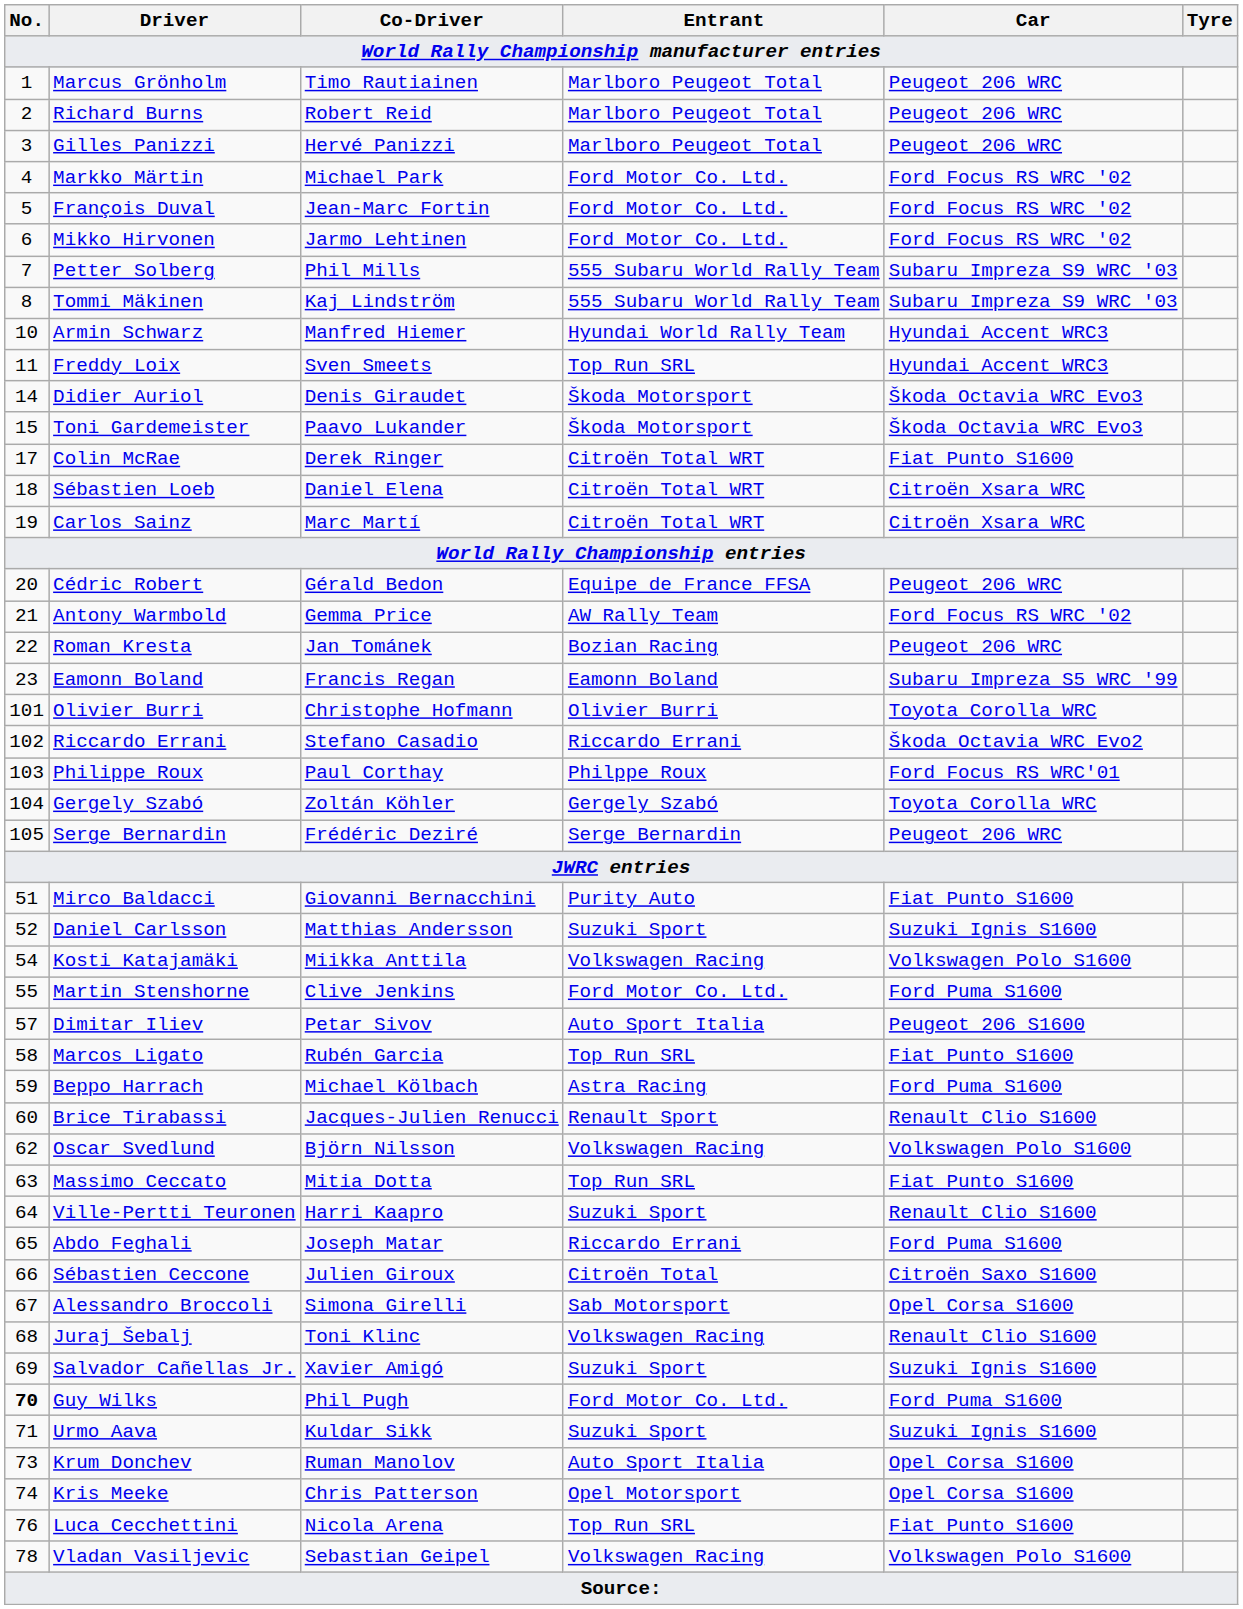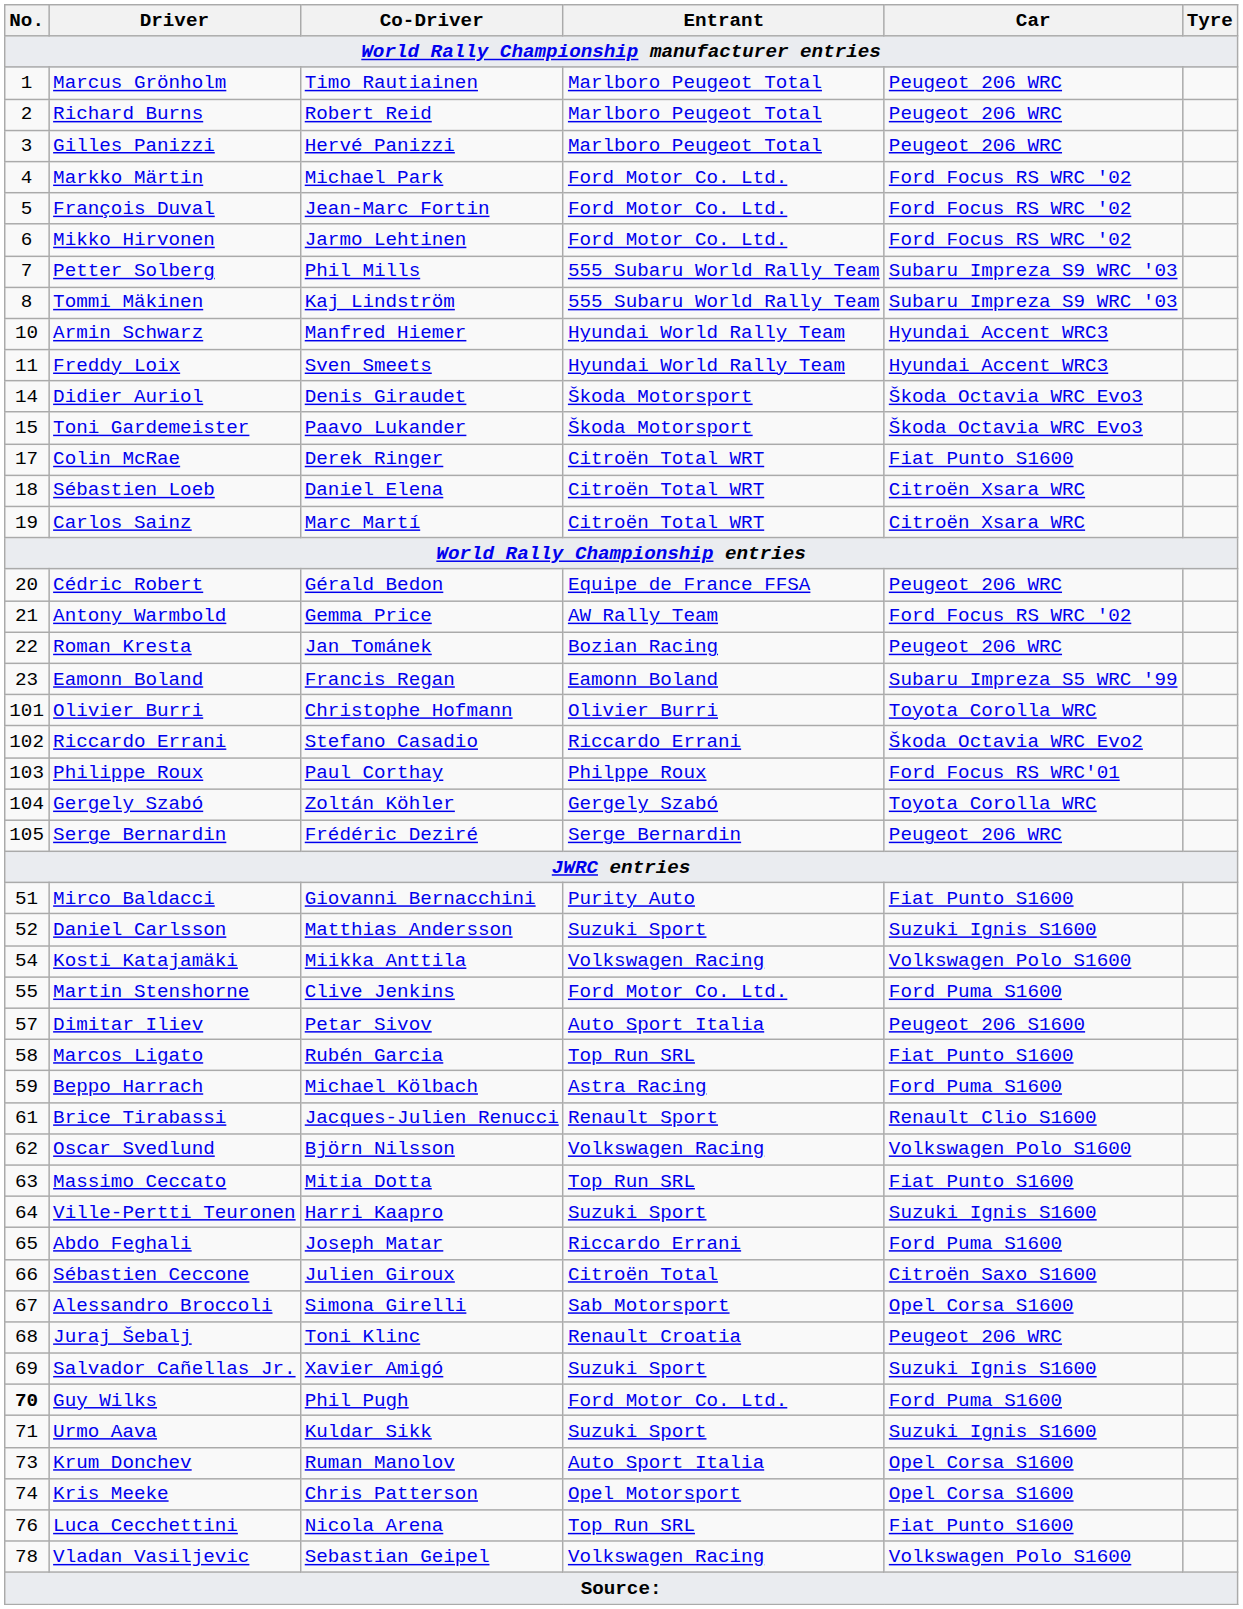(631, 365) Top Run SRL -> (706, 365) Hyundai World Rally Team
(27, 1118) 60 -> (27, 1118) 61
(993, 1212) Renault Clio S1600 -> (993, 1212) Suzuki Ignis S1600
(666, 1337) Volkswagen Racing -> (655, 1337) Renault Croatia
(993, 1337) Renault Clio S1600 -> (975, 1337) Peugeot 206 WRC
